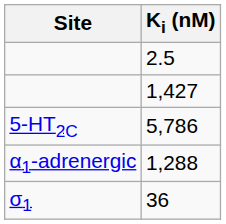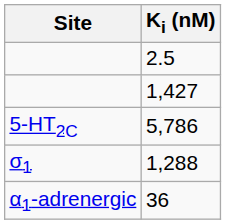(73, 163) α1-adrenergic -> (21, 163) σ1
(21, 201) σ1 -> (73, 201) α1-adrenergic
